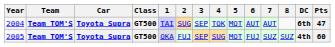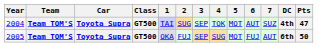- column: (287, 10)
(270, 23) AUT -> (270, 23) SUZ
(304, 23) 6th -> (287, 23) 4th
(270, 35) SUZ -> (270, 35) AUT
(304, 35) 4th -> (287, 35) 6th
(321, 35) 60 -> (304, 35) 50
